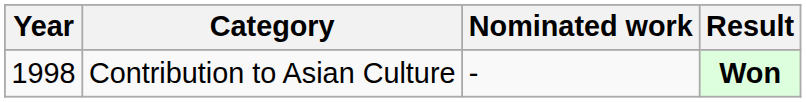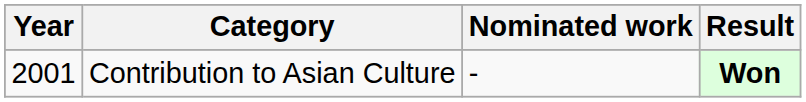(44, 73) 1998 -> (44, 73) 2001
